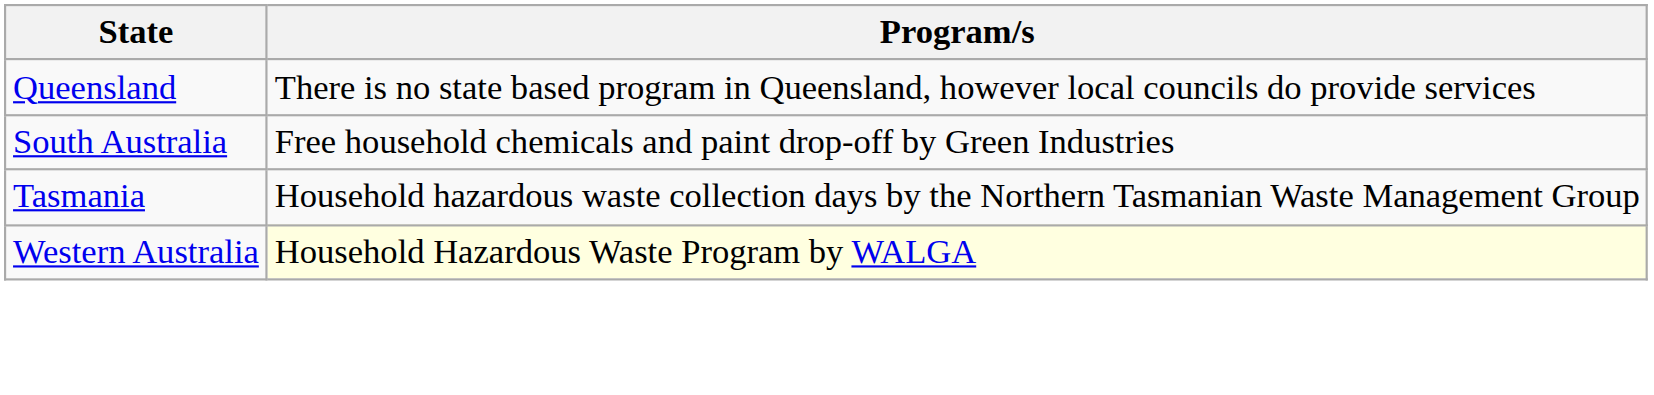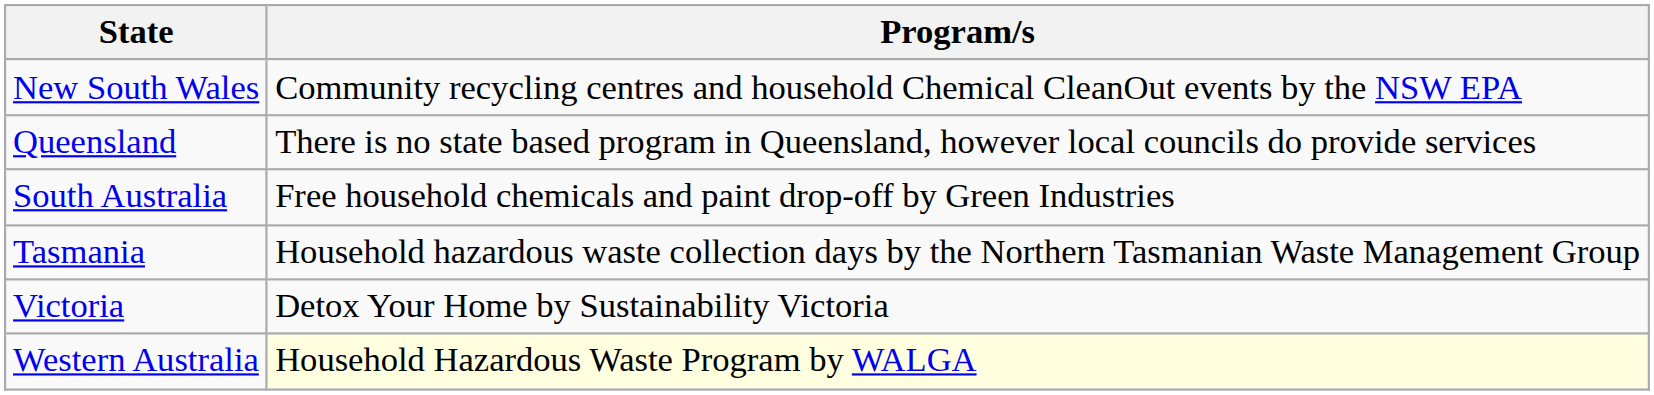+ row: (136, 86)
+ row: (69, 305)
